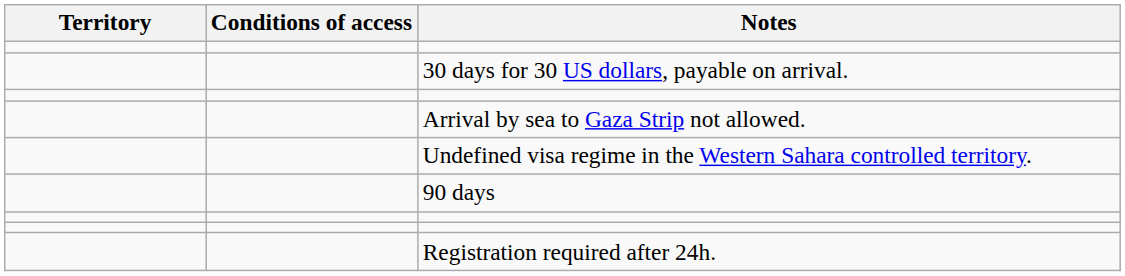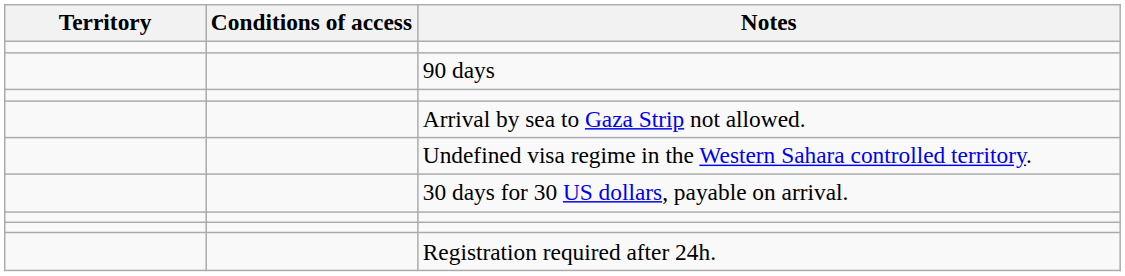rows swapped: (105, 193) <-> (105, 71)
